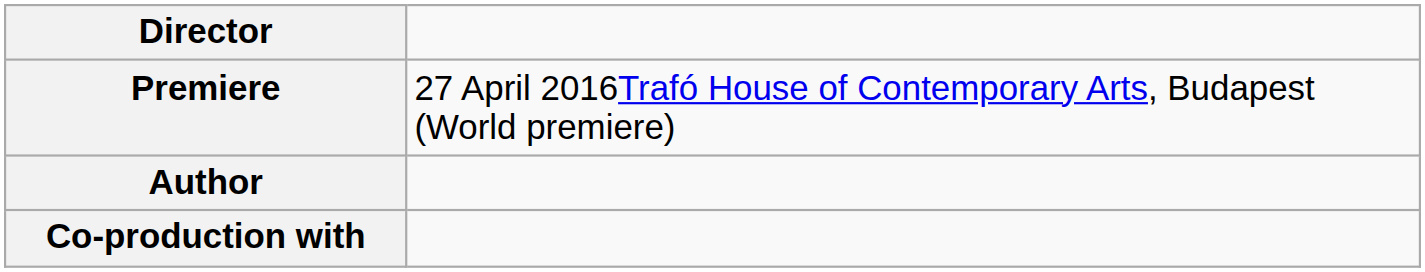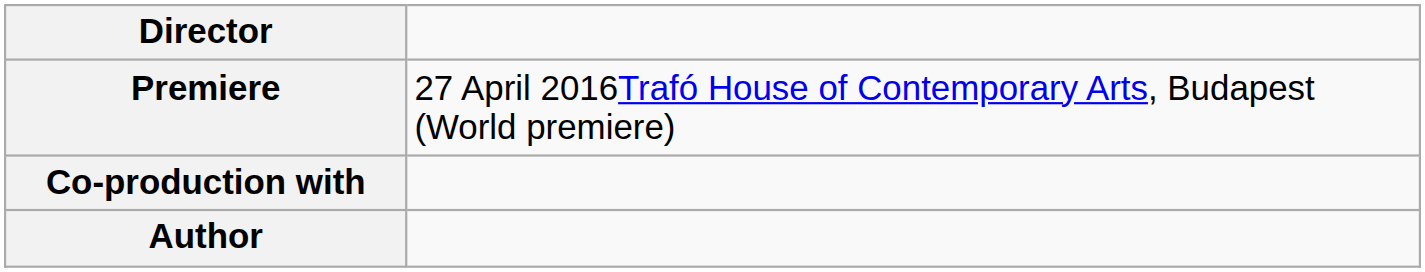rows swapped: (206, 237) <-> (206, 182)
